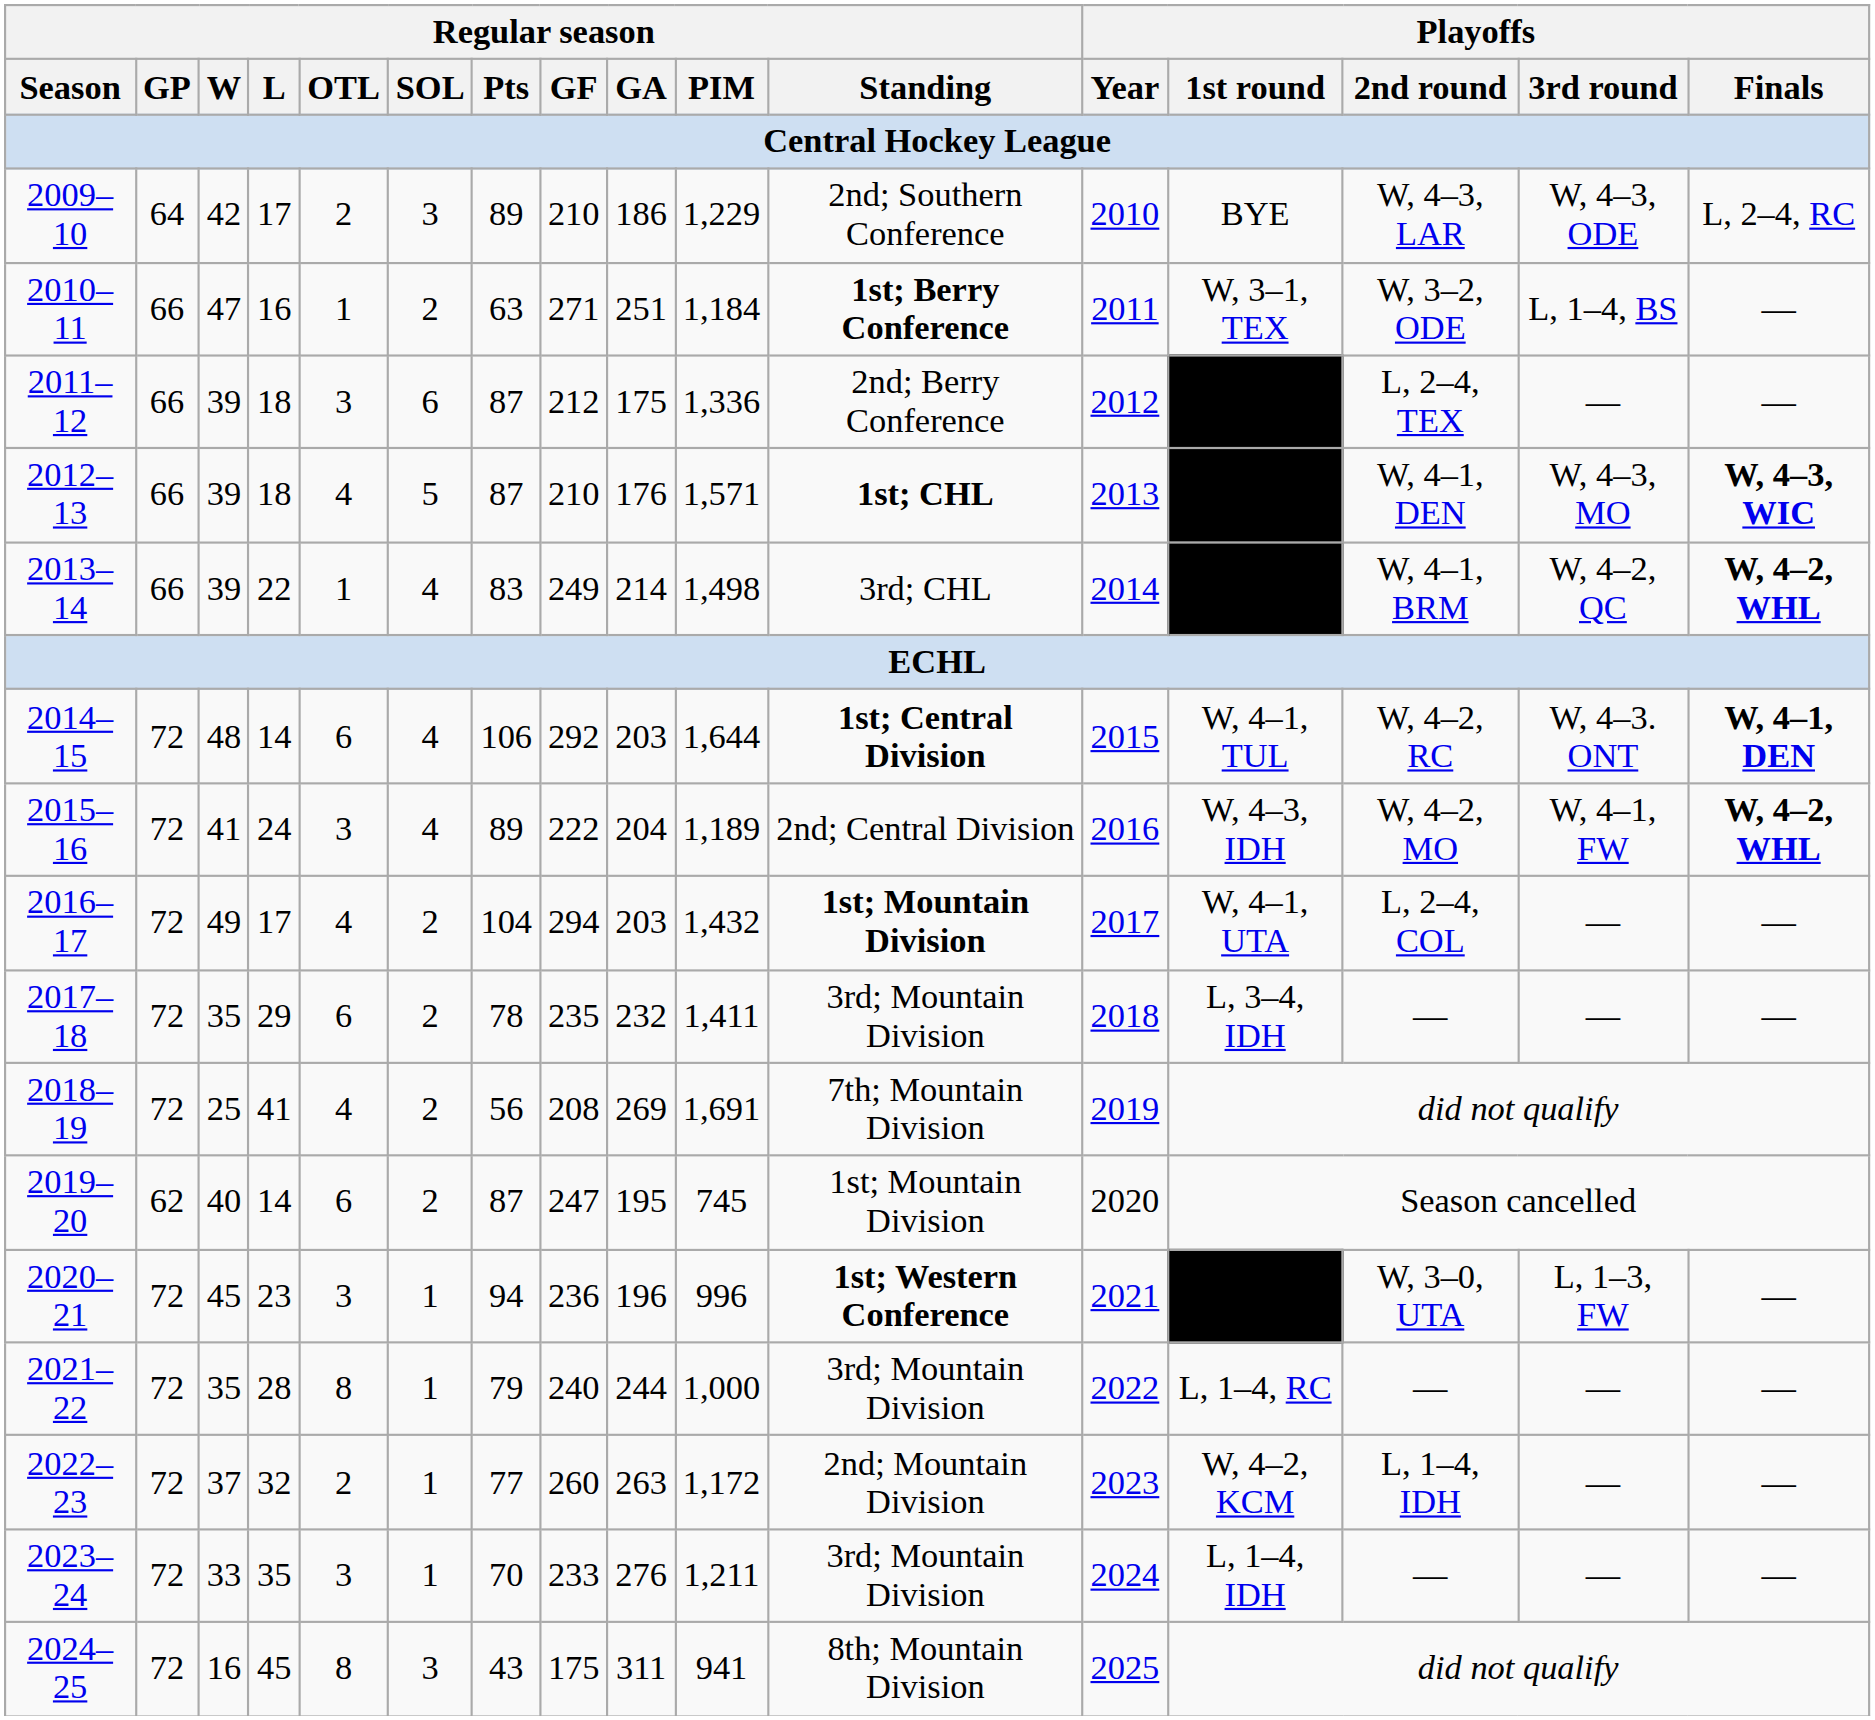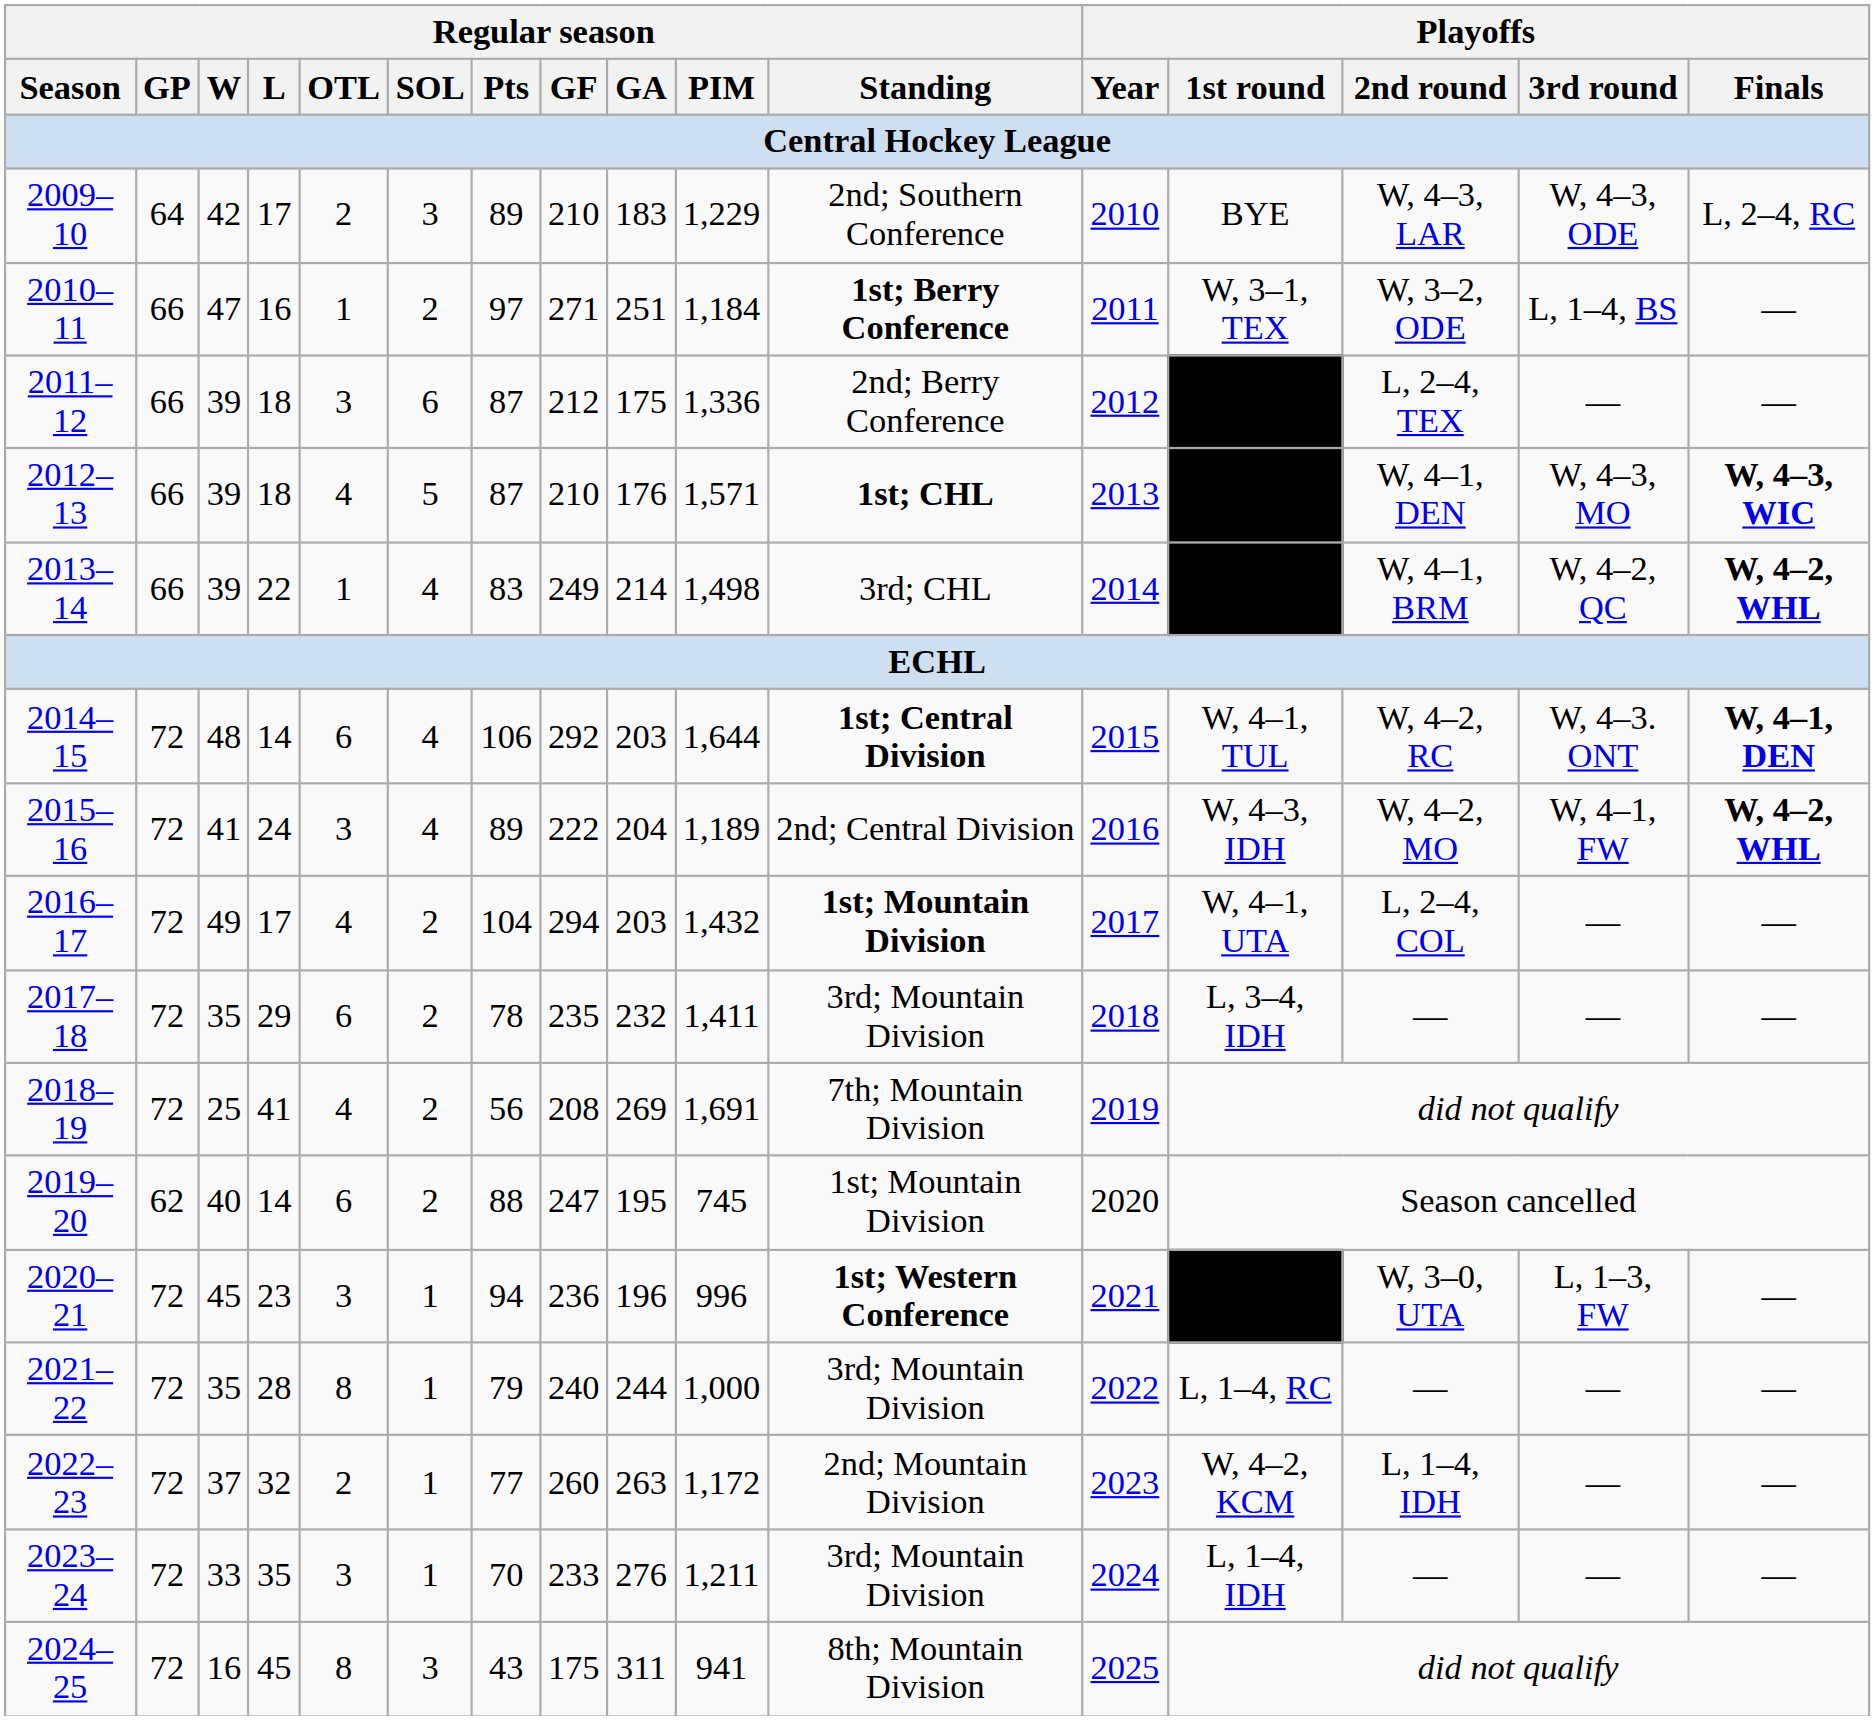(641, 214) 186 -> (641, 214) 183
(506, 308) 63 -> (506, 308) 97
(506, 1201) 87 -> (506, 1201) 88
